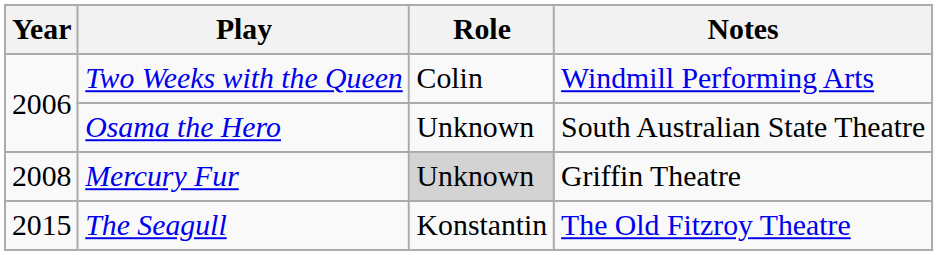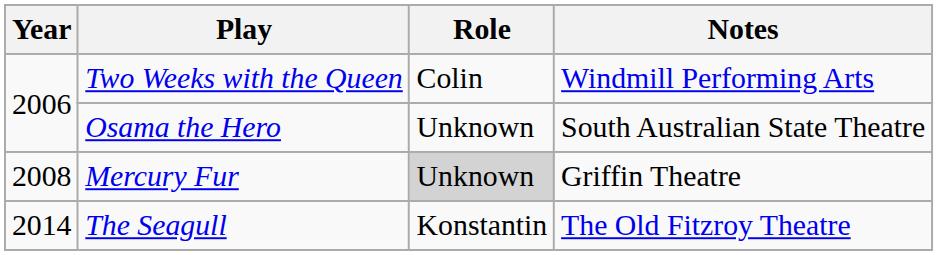(42, 225) 2015 -> (42, 225) 2014
